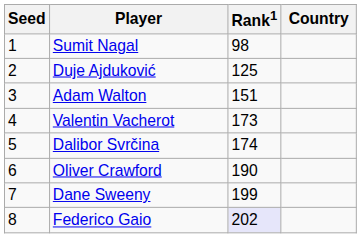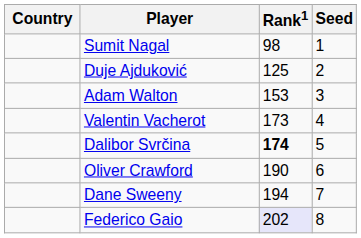columns swapped: (319, 19) <-> (27, 19)
(245, 95) 151 -> (276, 95) 153
(245, 145) normal -> (276, 145) bold
(245, 195) 199 -> (276, 195) 194
